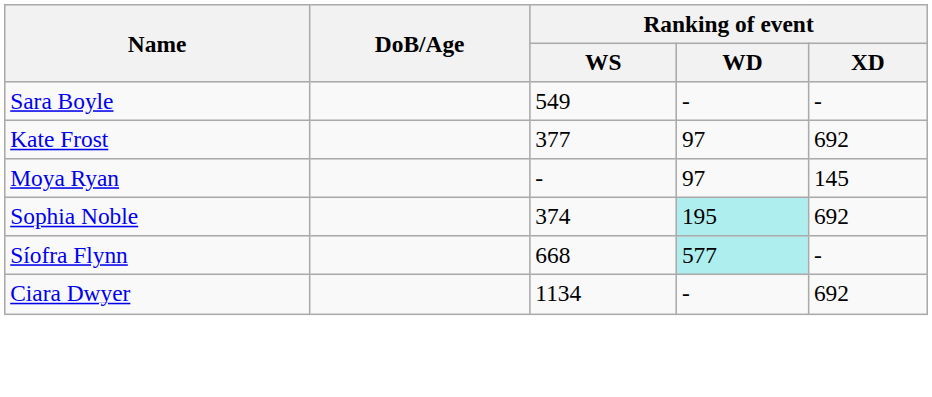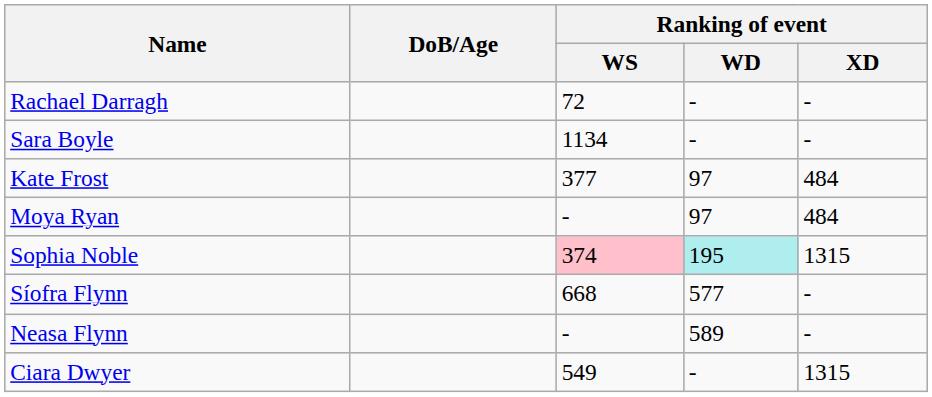+ row: (89, 101)
(553, 101) 549 -> (585, 139) 1134
(831, 139) 692 -> (821, 178) 484
(831, 178) 145 -> (821, 216) 484
(553, 216) no background -> (579, 255) pink background
(831, 216) 692 -> (827, 255) 1315
(699, 255) paleturquoise background -> (706, 294) no background
+ row: (69, 332)
(558, 294) 1134 -> (579, 371) 549
(831, 294) 692 -> (827, 371) 1315
